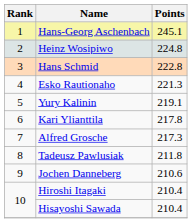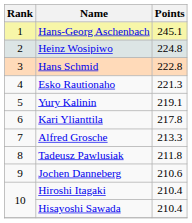(170, 137) 217.3 -> (170, 137) 213.3
